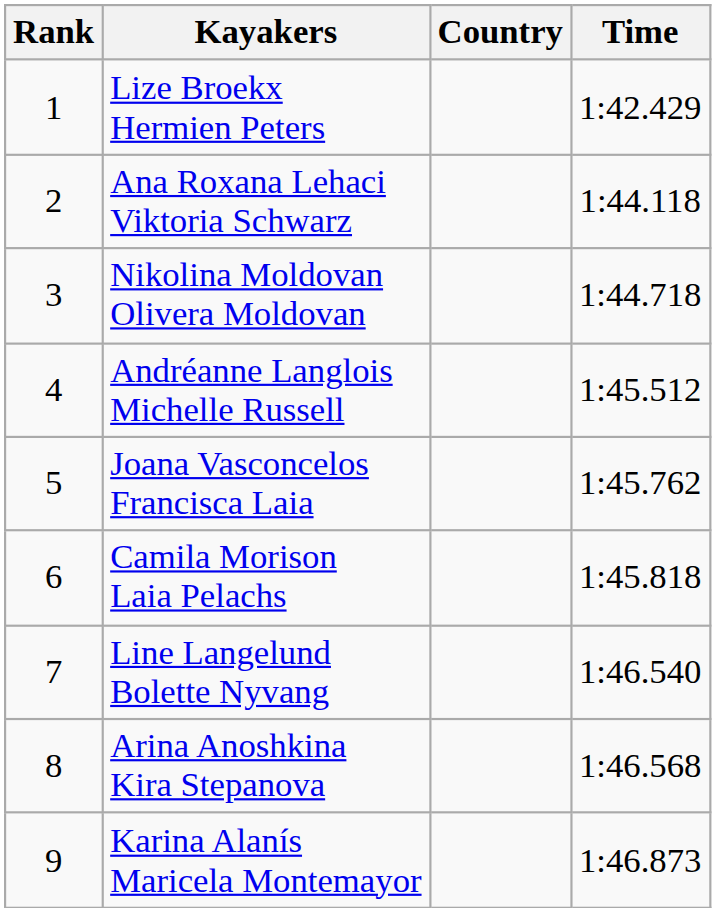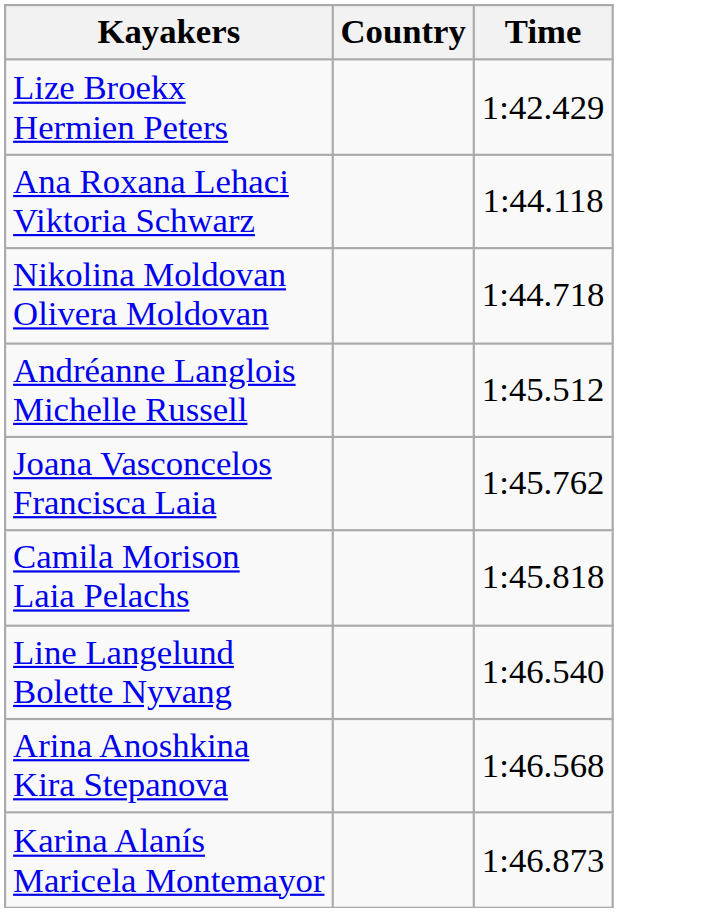- column: (54, 32)
